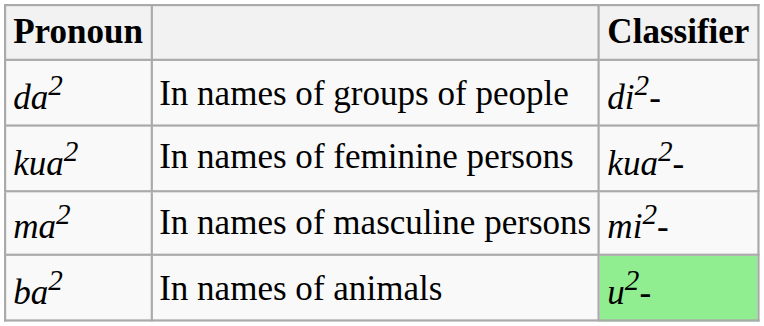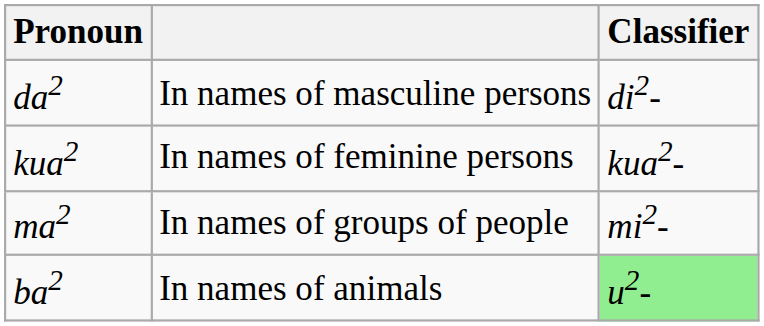(364, 92) In names of groups of people -> (375, 92) In names of masculine persons
(375, 222) In names of masculine persons -> (364, 222) In names of groups of people
